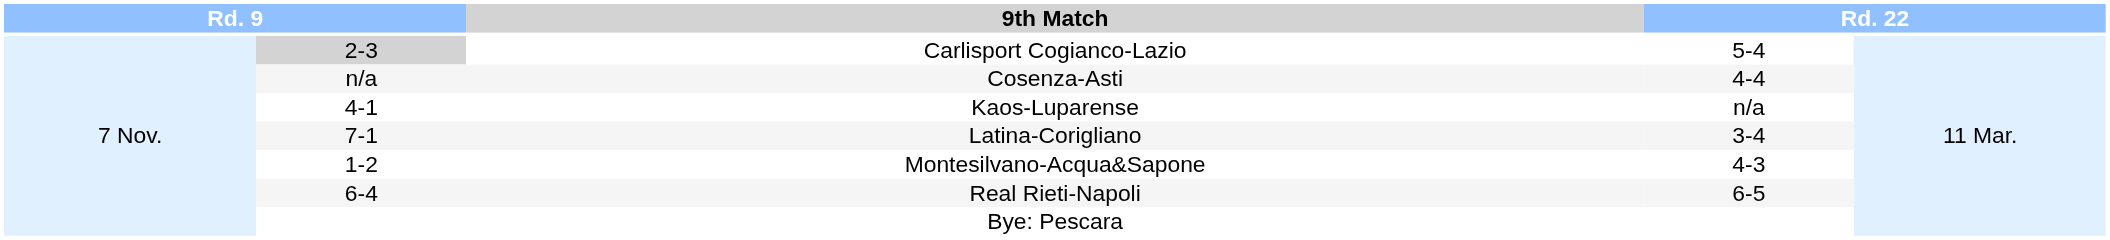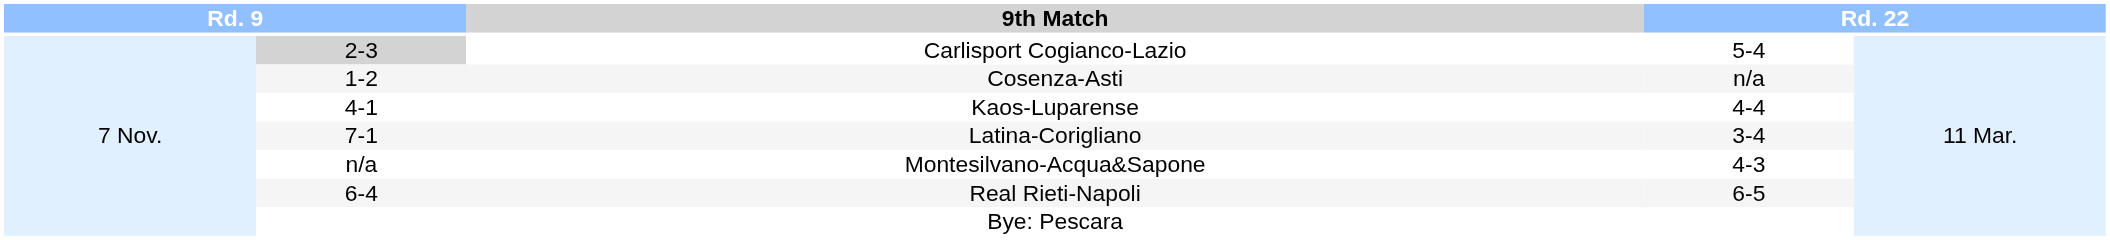(361, 79) n/a -> (361, 79) 1-2
(1749, 79) 4-4 -> (1749, 79) n/a
(1749, 107) n/a -> (1749, 107) 4-4
(361, 164) 1-2 -> (361, 164) n/a
